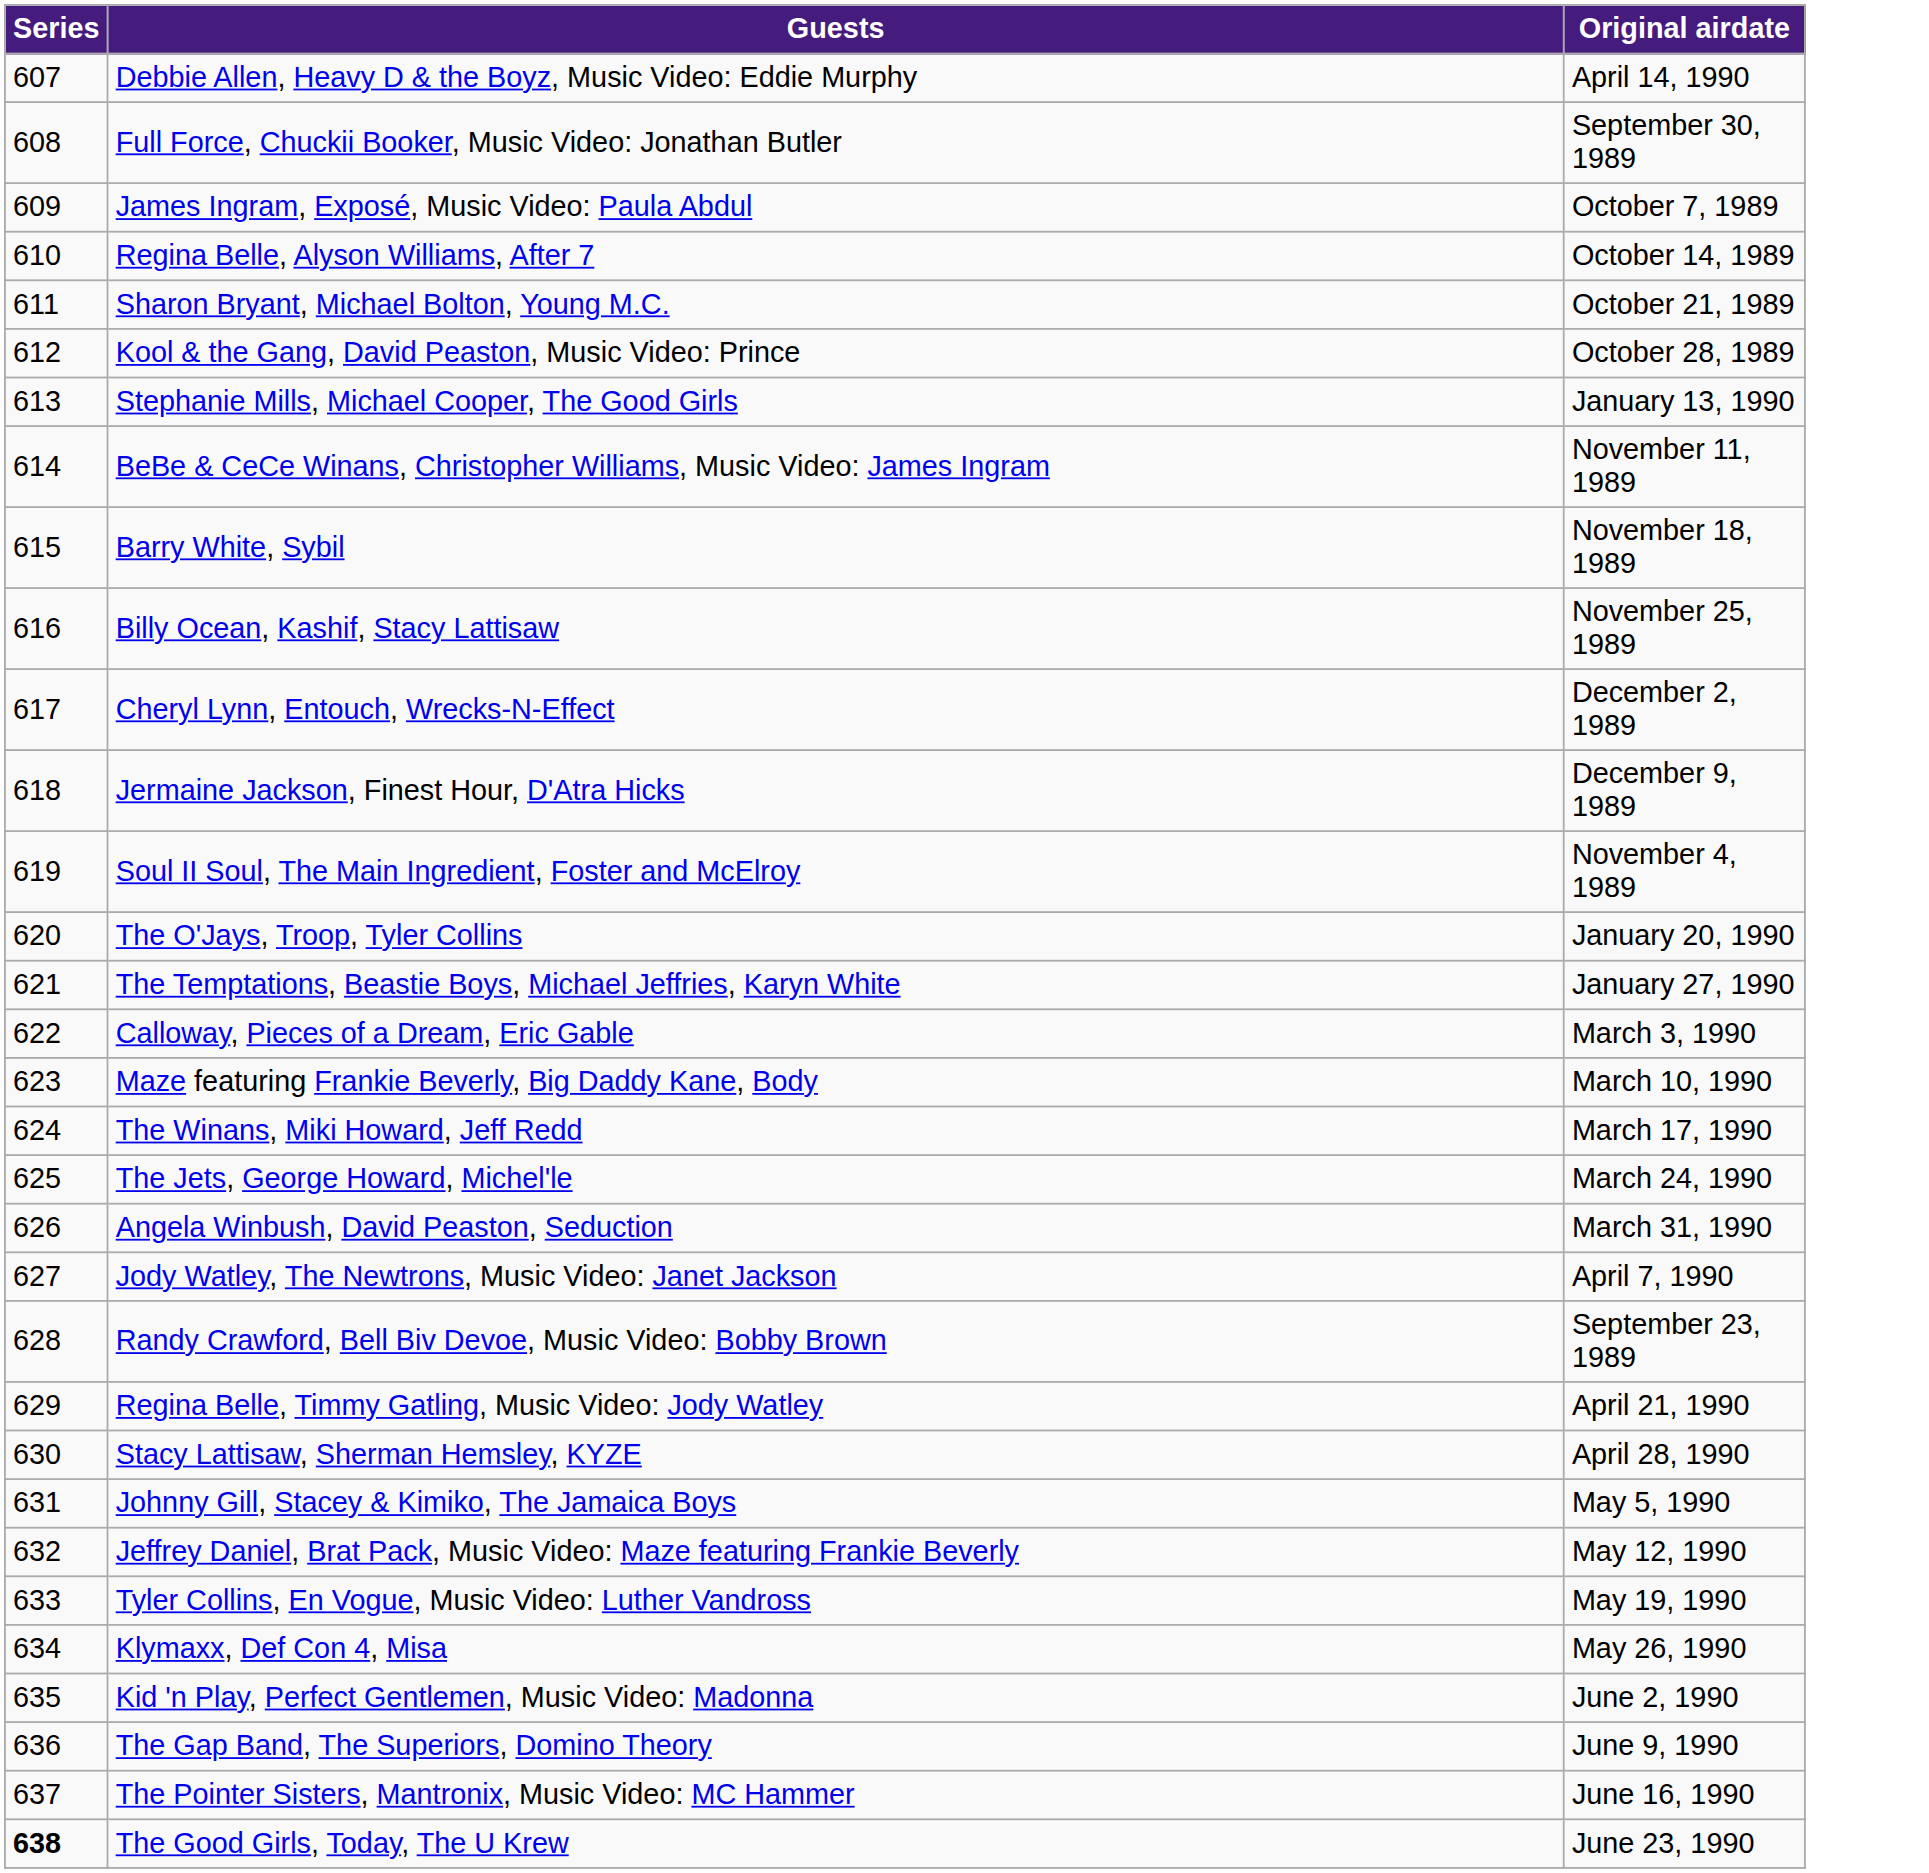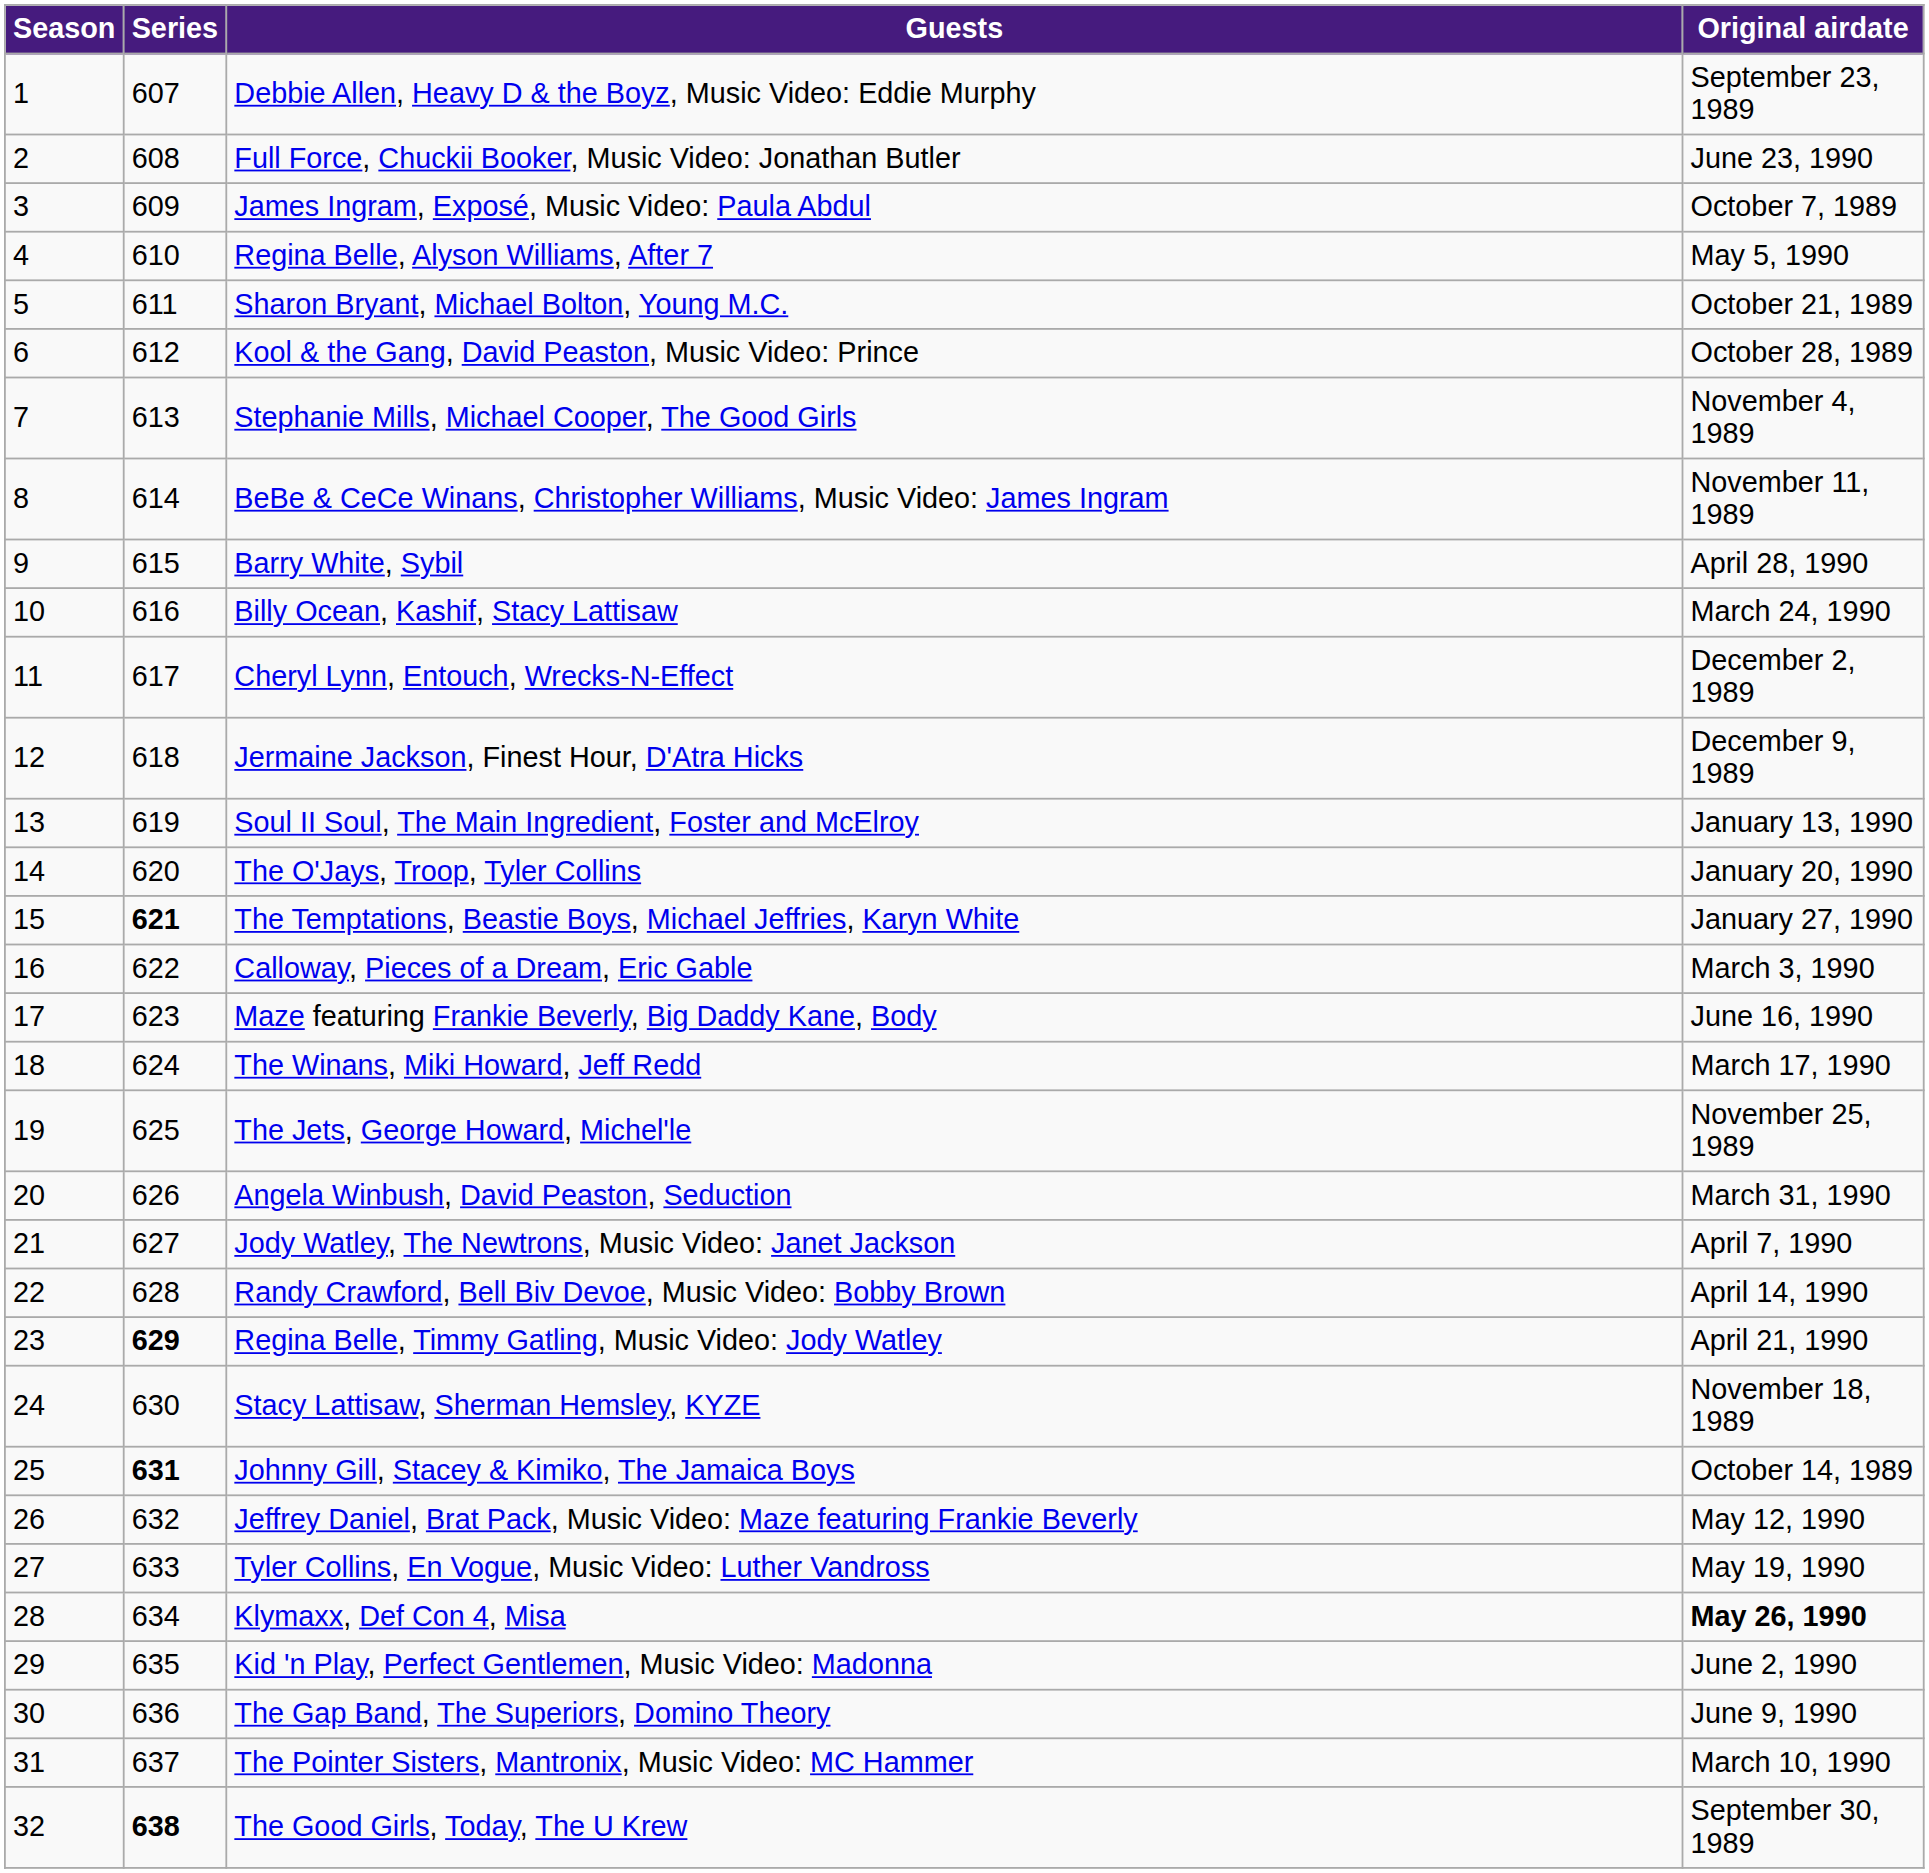+ column: (64, 28)
(1661, 77) April 14, 1990 -> (1785, 93) September 23, 1989
(1666, 142) September 30, 1989 -> (1782, 158) June 23, 1990
(1683, 255) October 14, 1989 -> (1770, 255) May 5, 1990
(1683, 401) January 13, 1990 -> (1773, 417) November 4, 1989
(1662, 547) November 18, 1989 -> (1779, 563) April 28, 1990
(1662, 628) November 25, 1989 -> (1791, 612) March 24, 1990
(1654, 871) November 4, 1989 -> (1802, 822) January 13, 1990
(37, 984) normal -> (156, 919) bold
(1672, 1081) March 10, 1990 -> (1782, 1016) June 16, 1990
(1672, 1178) March 24, 1990 -> (1781, 1130) November 25, 1989
(1666, 1340) September 23, 1989 -> (1779, 1292) April 14, 1990
(37, 1405) normal -> (156, 1340) bold
(1661, 1454) April 28, 1990 -> (1781, 1405) November 18, 1989
(37, 1502) normal -> (156, 1470) bold
(1651, 1502) May 5, 1990 -> (1802, 1470) October 14, 1989
(1659, 1648) normal -> (1779, 1616) bold
(1663, 1794) June 16, 1990 -> (1791, 1762) March 10, 1990
(1663, 1843) June 23, 1990 -> (1785, 1826) September 30, 1989
